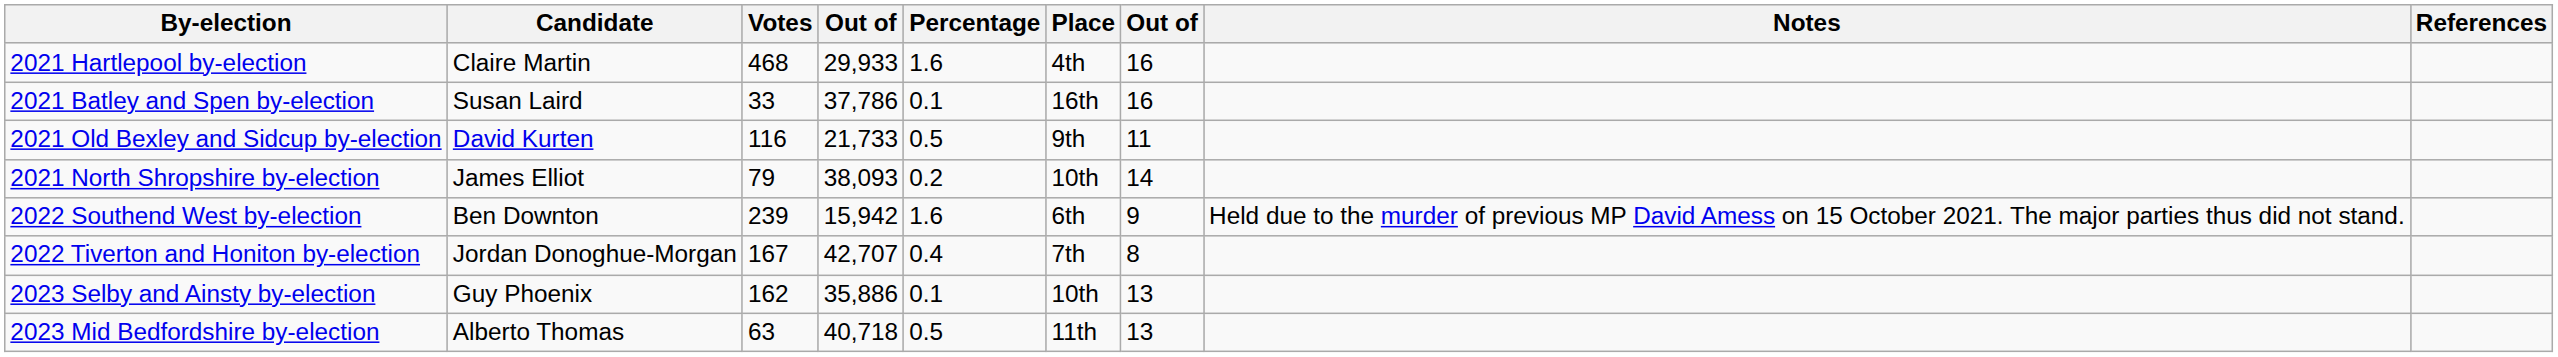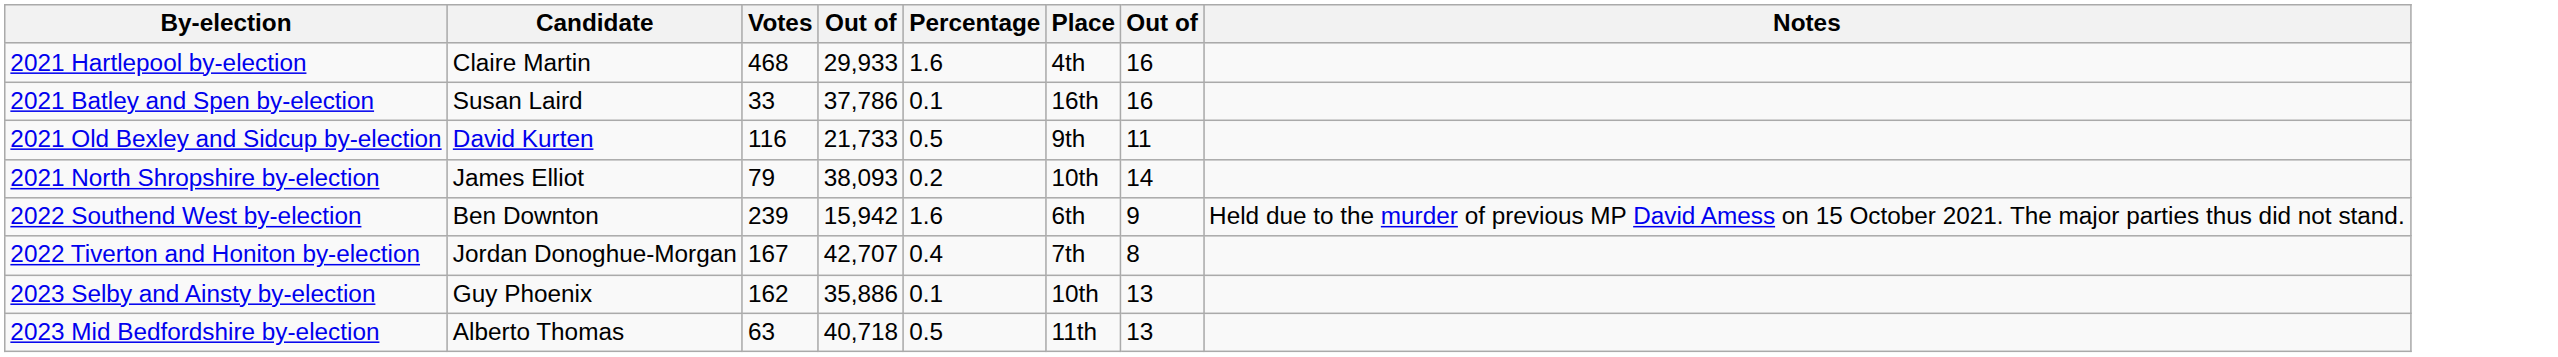- column: (2481, 23)
